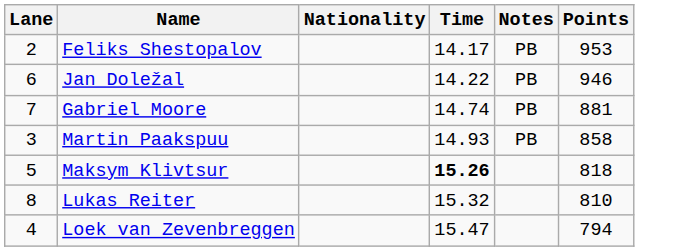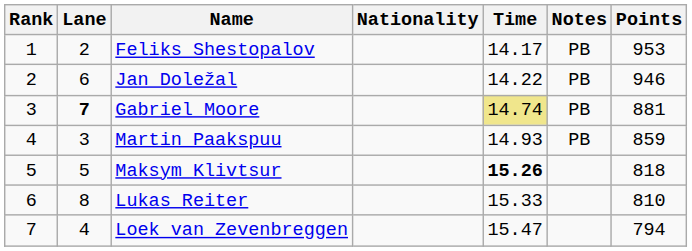+ column: (31, 20)
(31, 110) normal -> (84, 110) bold
(462, 110) no background -> (515, 110) khaki background
(596, 140) 858 -> (649, 140) 859
(462, 200) 15.32 -> (515, 200) 15.33
